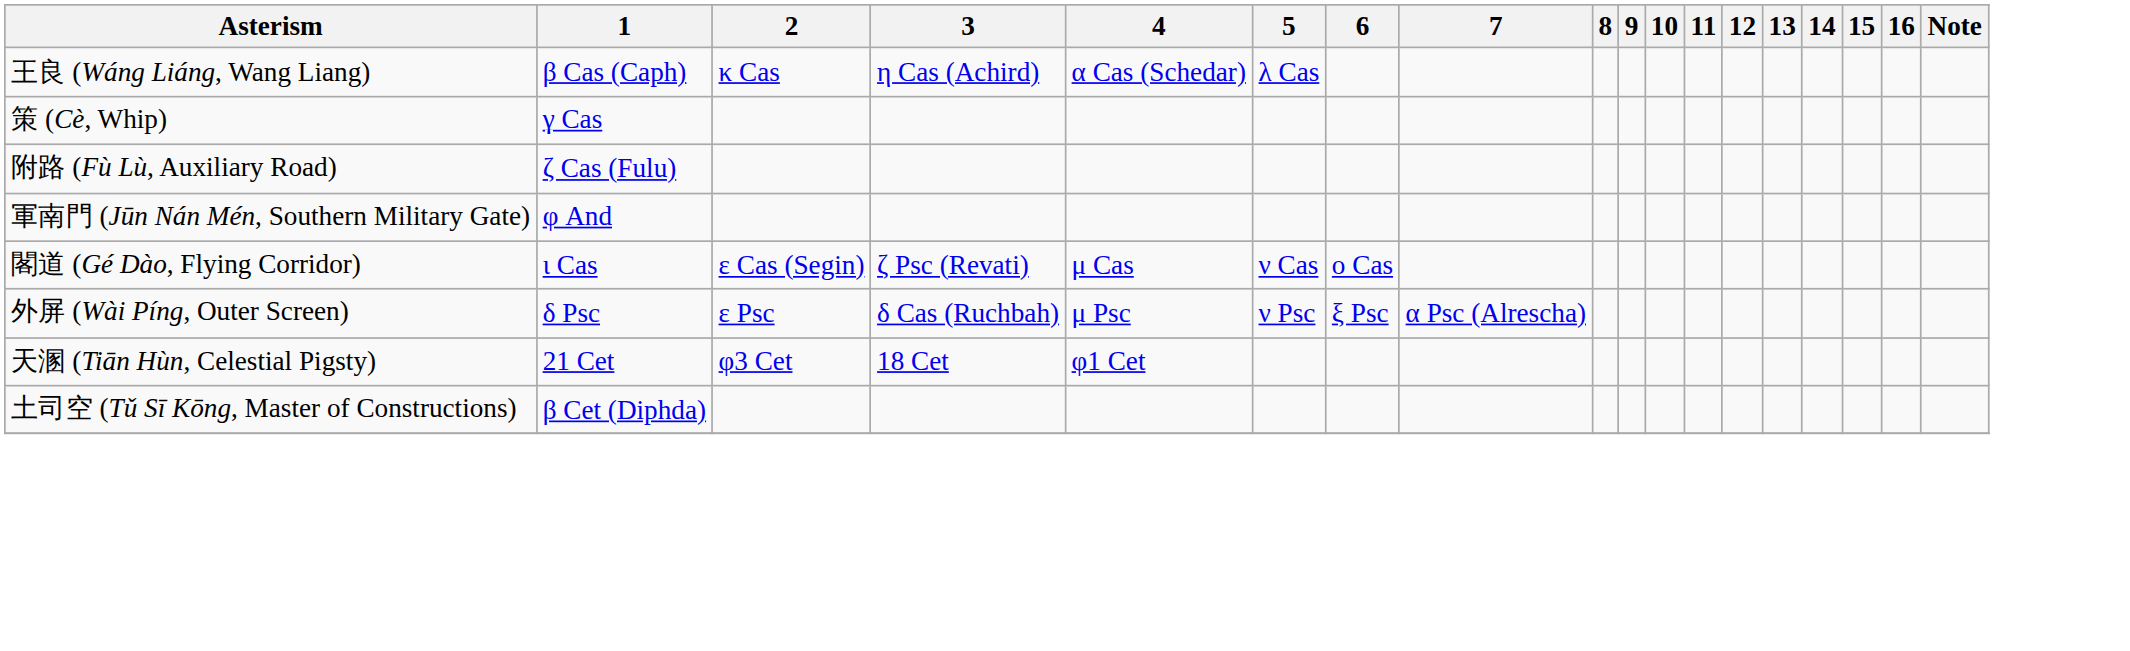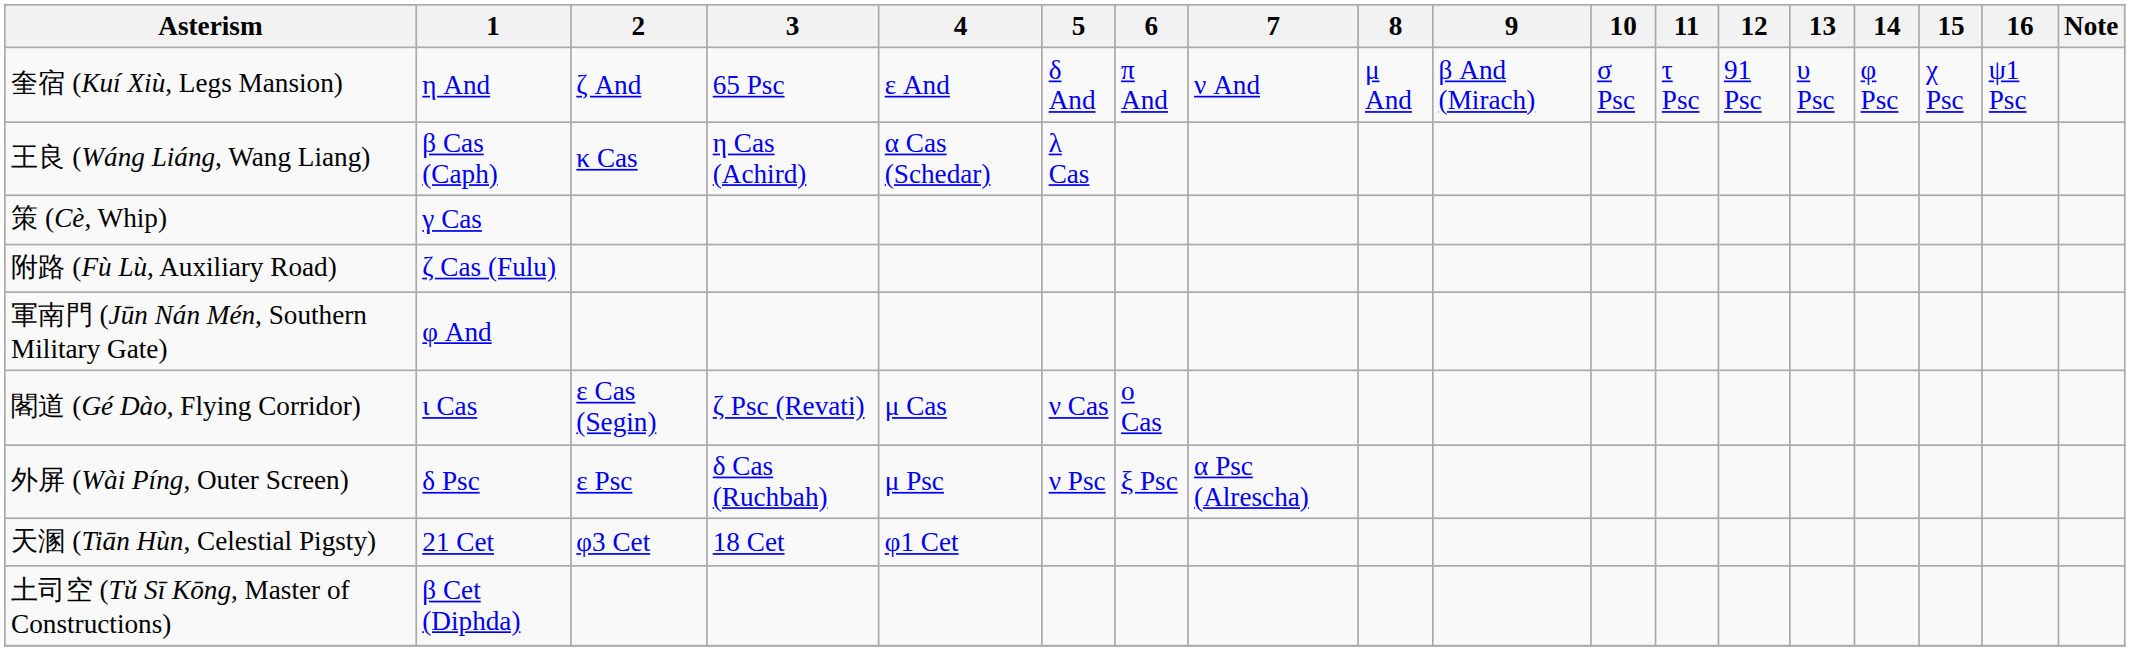+ row: (177, 83)
